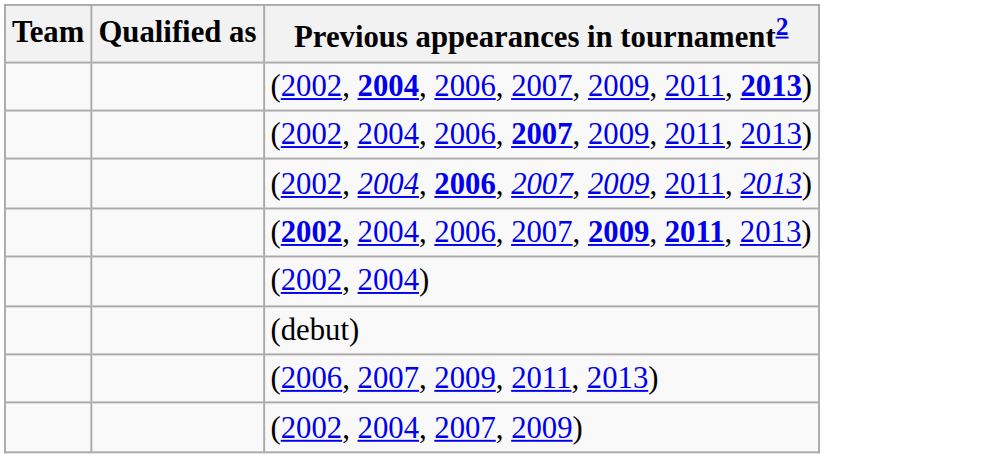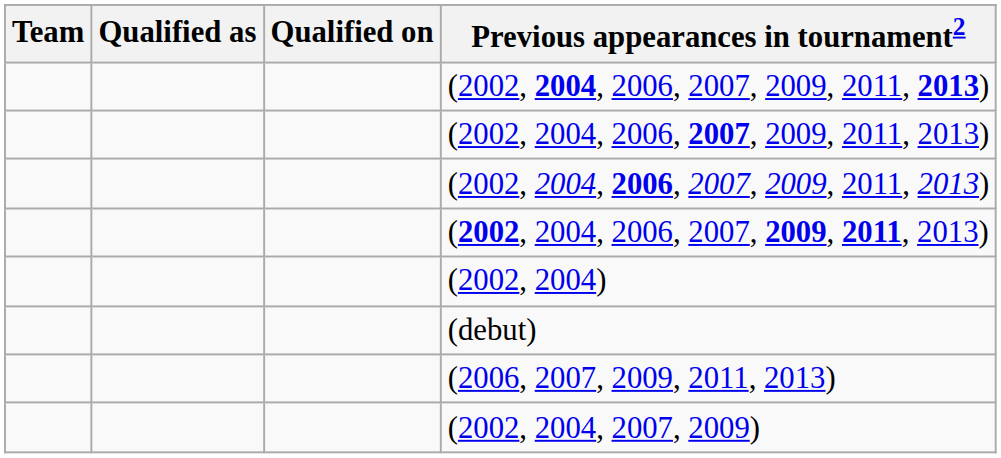+ column: (352, 32)
